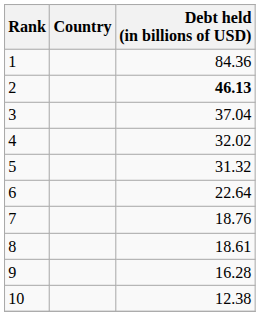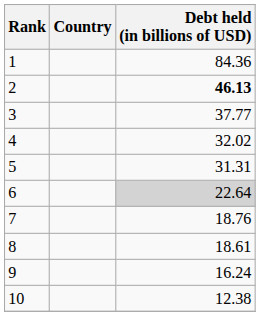(233, 114) 37.04 -> (233, 114) 37.77
(233, 166) 31.32 -> (233, 166) 31.31
(233, 193) no background -> (233, 193) lightgrey background
(233, 271) 16.28 -> (233, 271) 16.24
